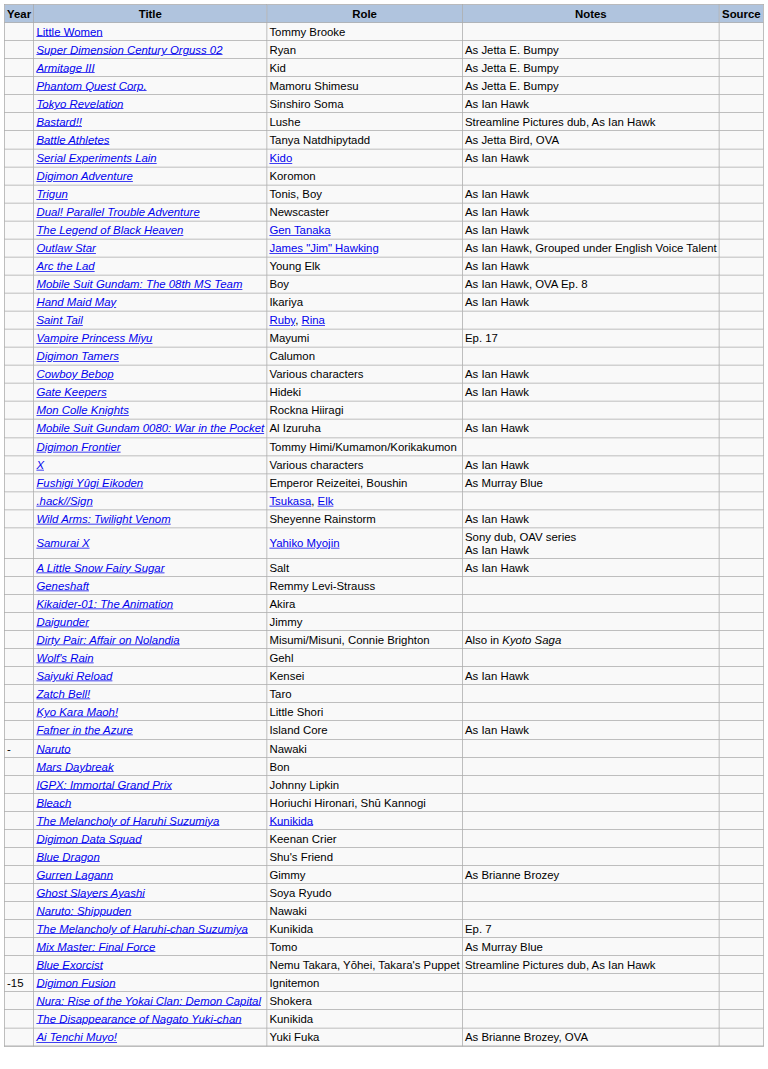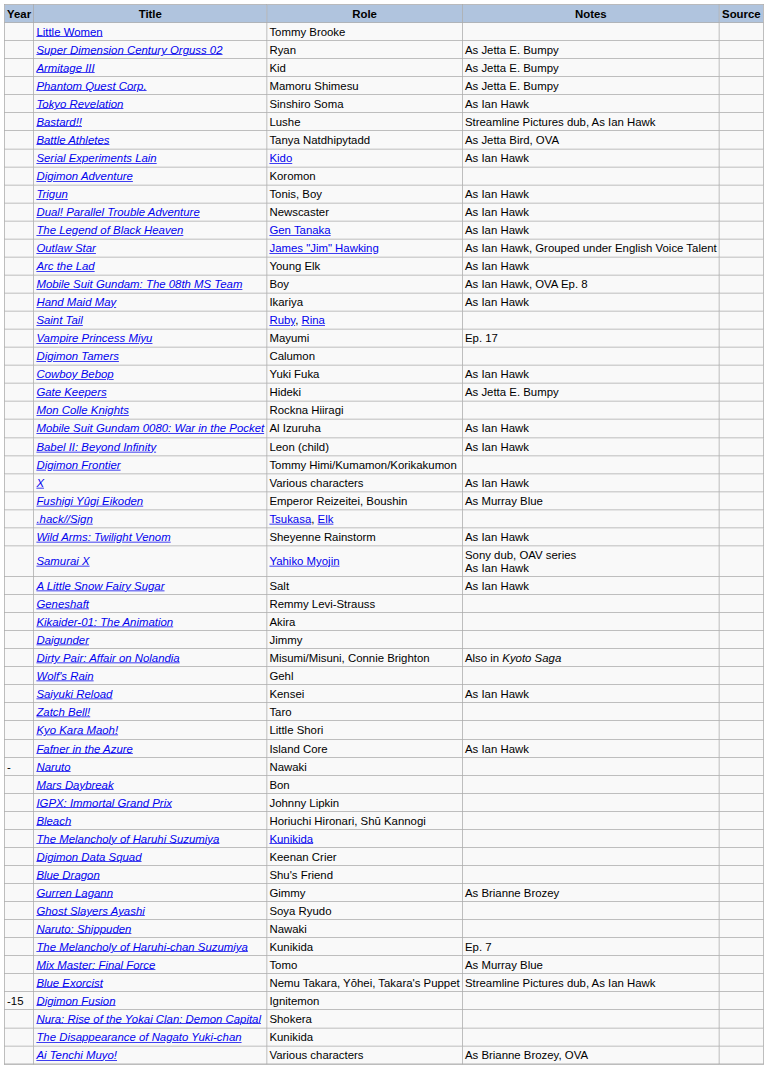(316, 375) Various characters -> (294, 375) Yuki Fuka
(497, 393) As Ian Hawk -> (512, 393) As Jetta E. Bumpy
+ row: (96, 447)
(294, 1037) Yuki Fuka -> (316, 1055) Various characters
